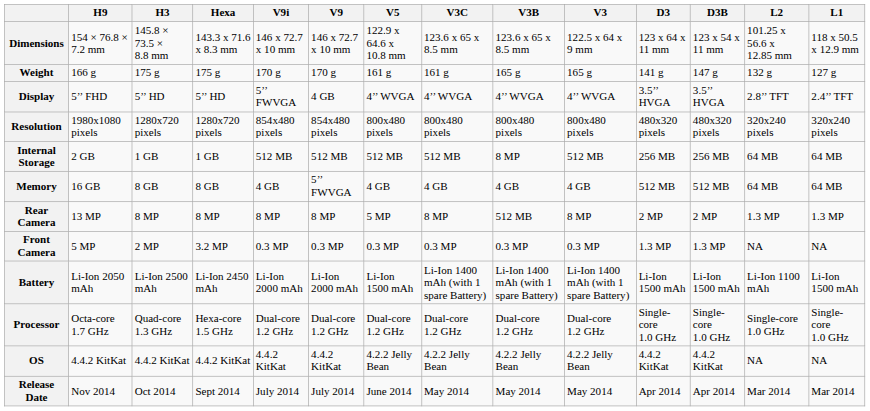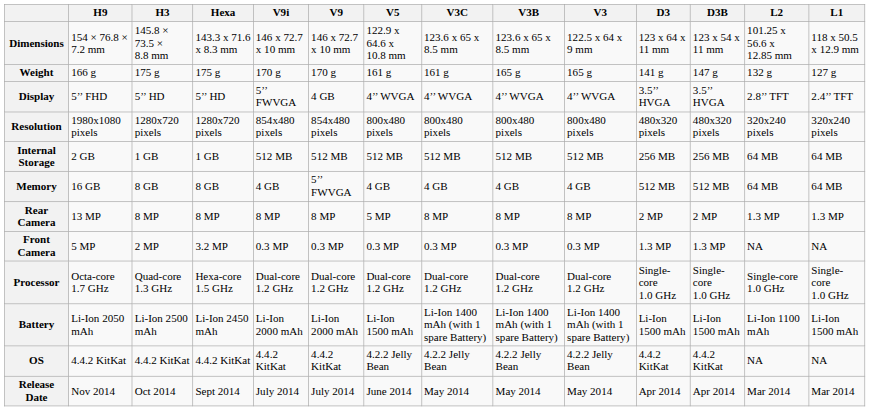(508, 156) 8 MP -> (514, 156) 512 MB
(514, 216) 512 MB -> (508, 216) 8 MP
rows swapped: (36, 282) <-> (36, 324)
